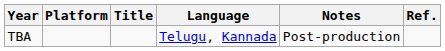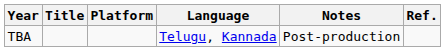columns swapped: (133, 15) <-> (76, 15)
